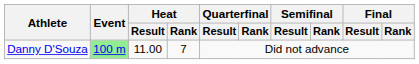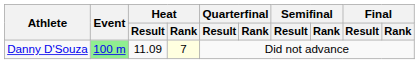(148, 50) 11.00 -> (148, 50) 11.09
(184, 50) no background -> (184, 50) lightyellow background
